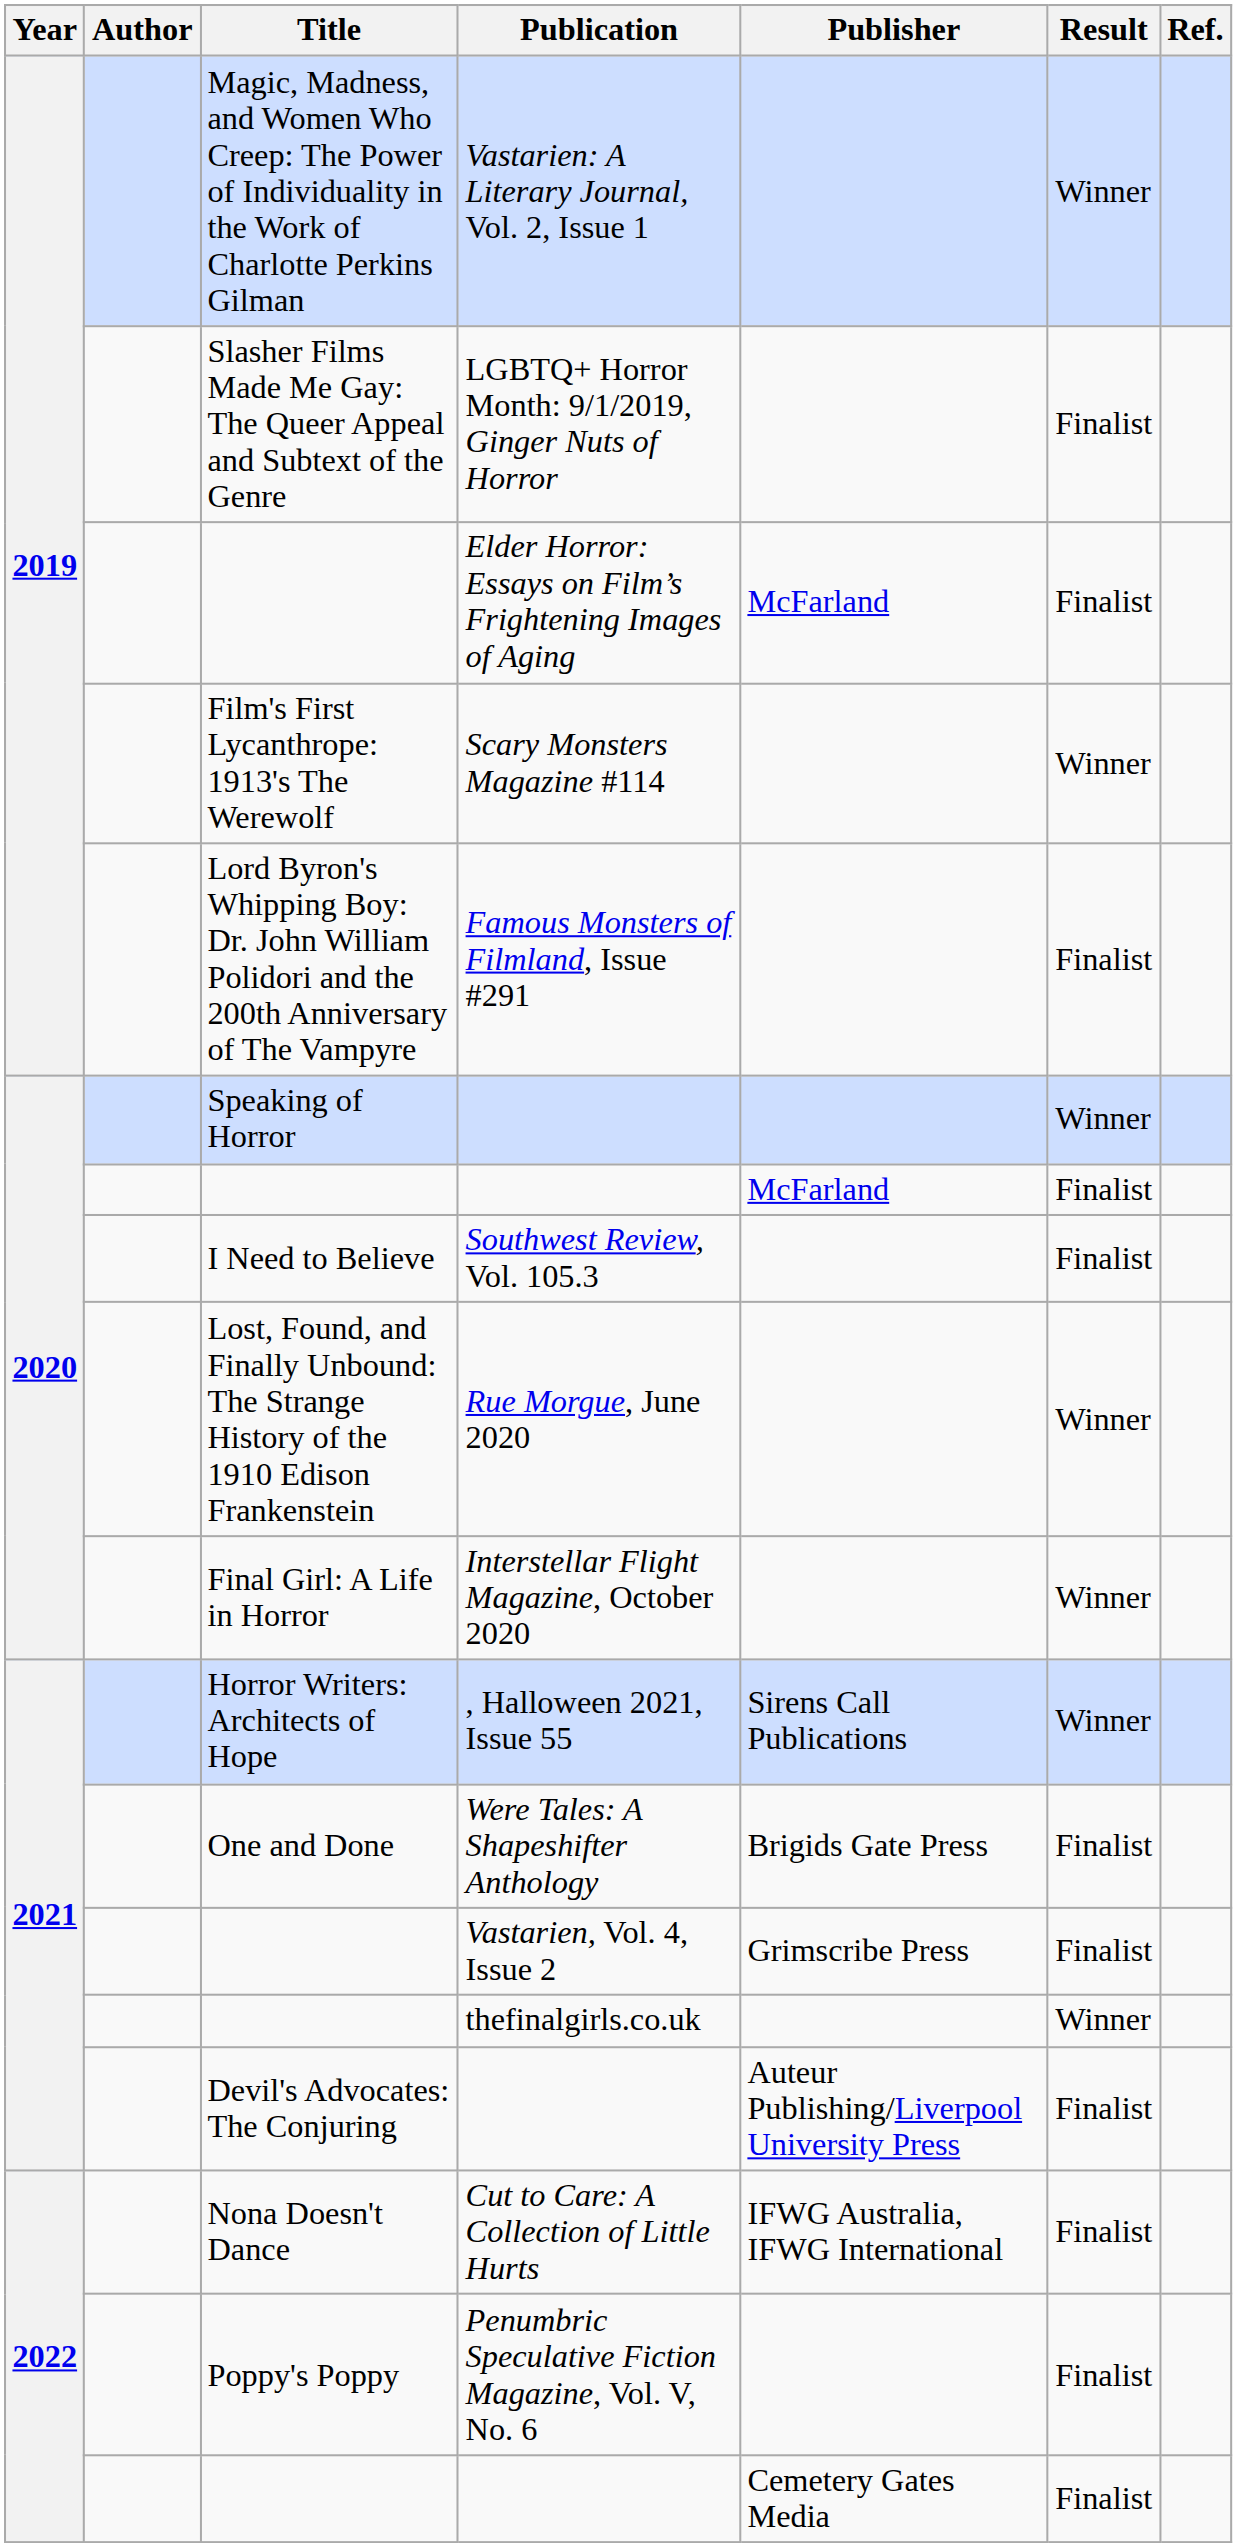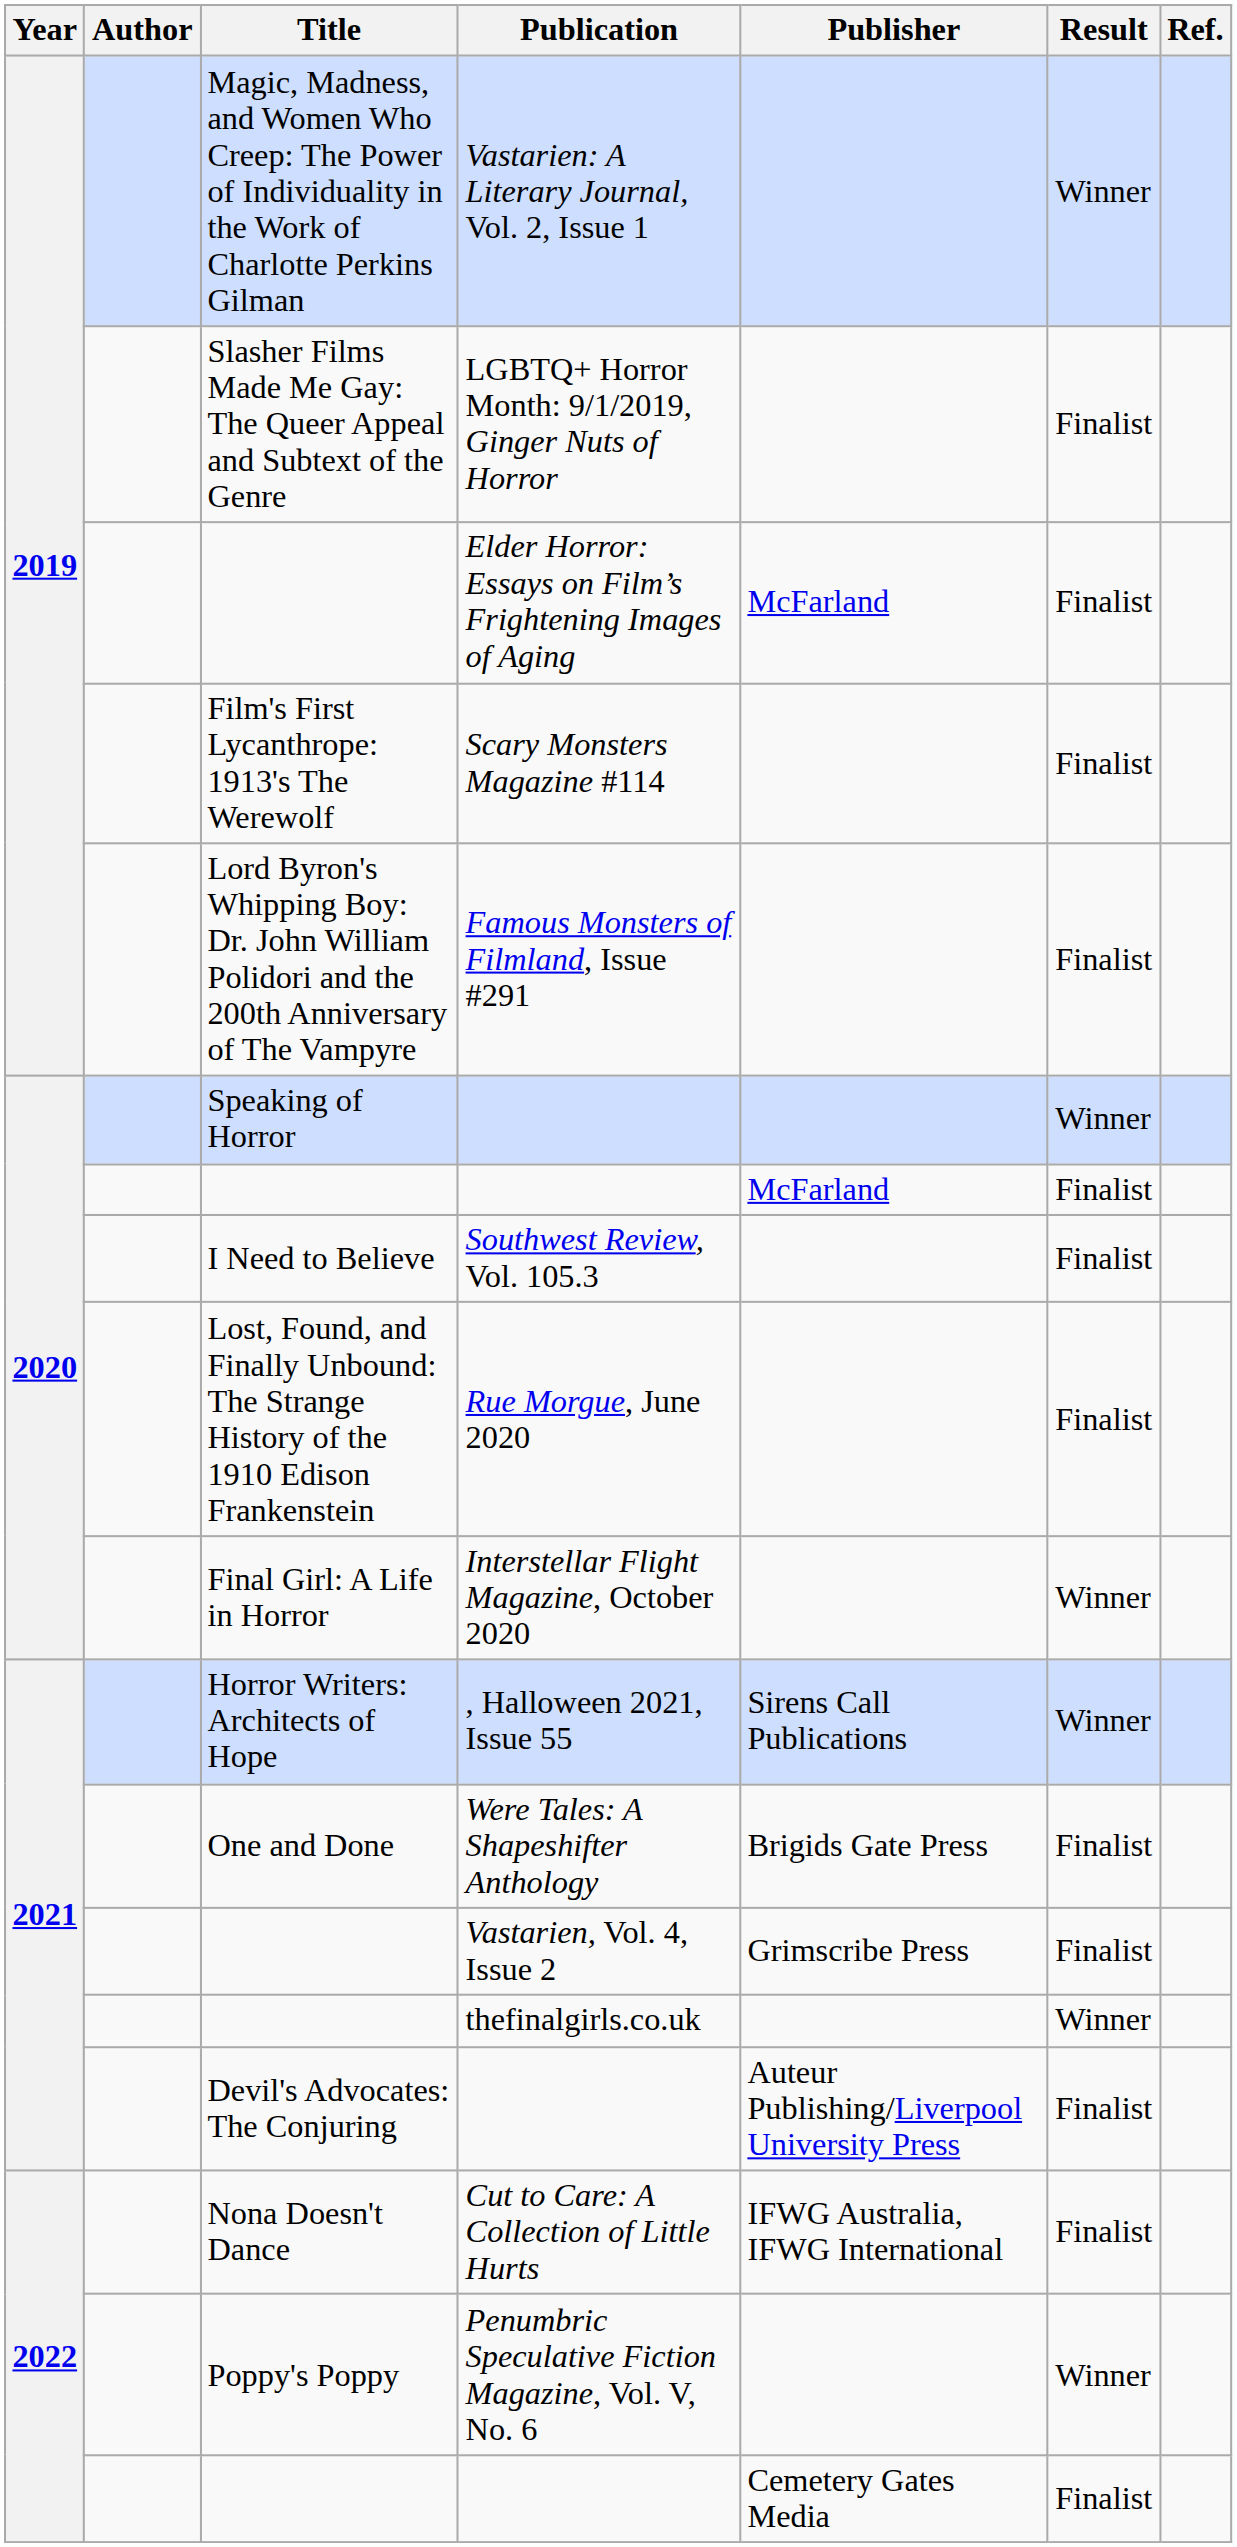(1103, 762) Winner -> (1104, 762) Finalist
(1103, 1418) Winner -> (1104, 1418) Finalist
(1104, 2374) Finalist -> (1103, 2374) Winner
